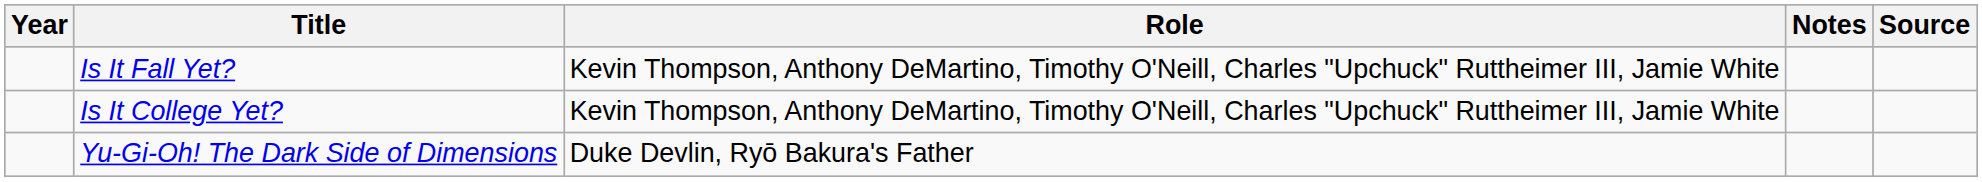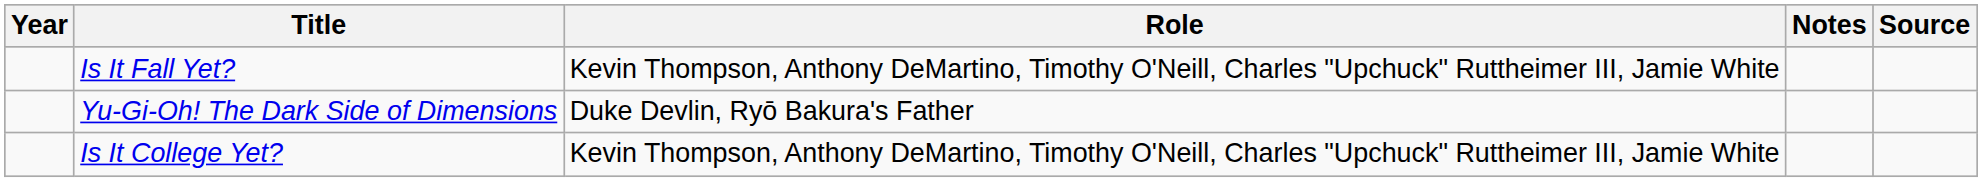rows swapped: (182, 111) <-> (319, 153)
